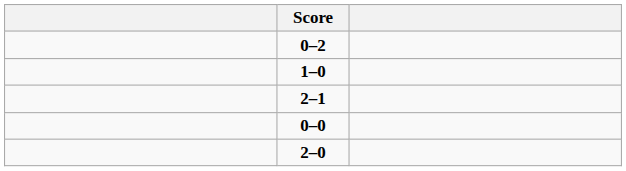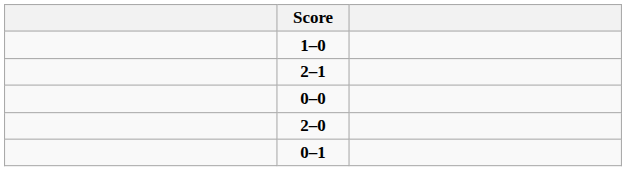- row: (313, 44)
+ row: (313, 152)
